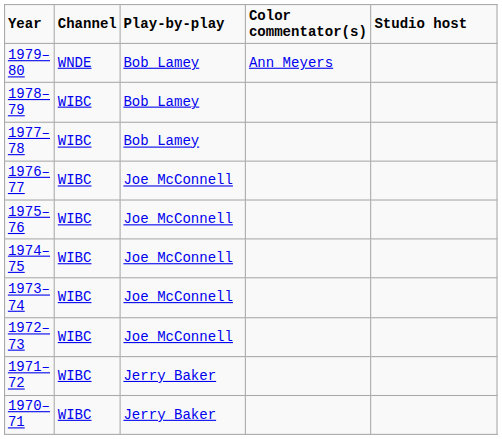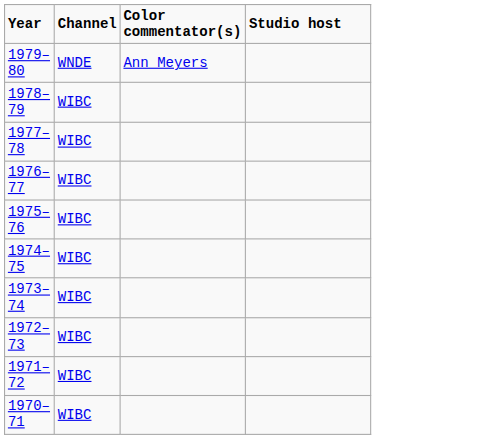- column: (174, 24)
